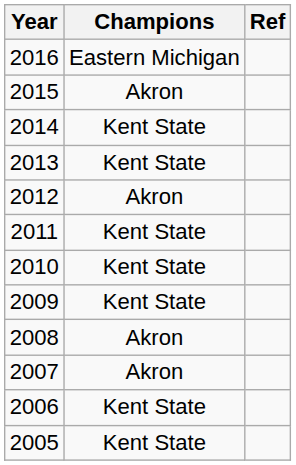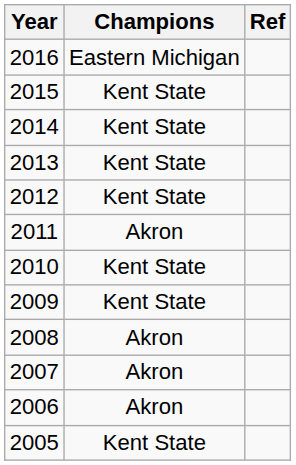(154, 92) Akron -> (154, 92) Kent State
(154, 197) Akron -> (154, 197) Kent State
(154, 232) Kent State -> (154, 232) Akron
(154, 407) Kent State -> (154, 407) Akron
